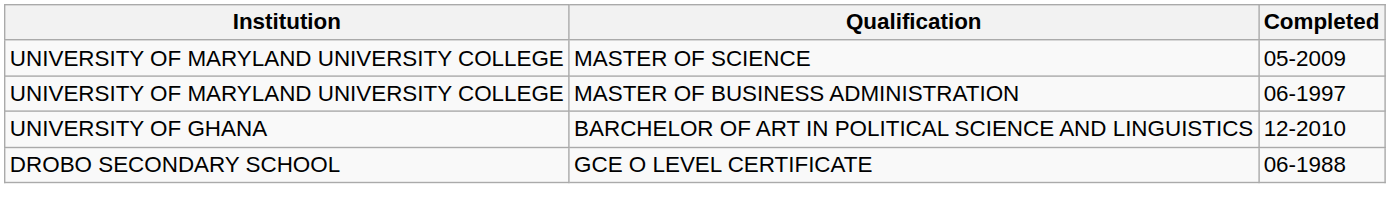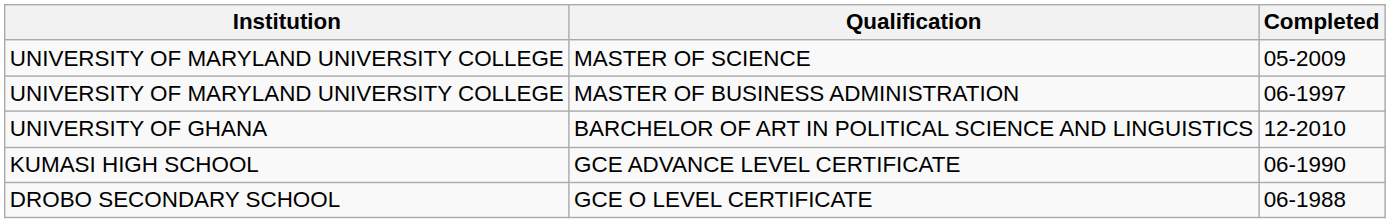+ row: (767, 164)
